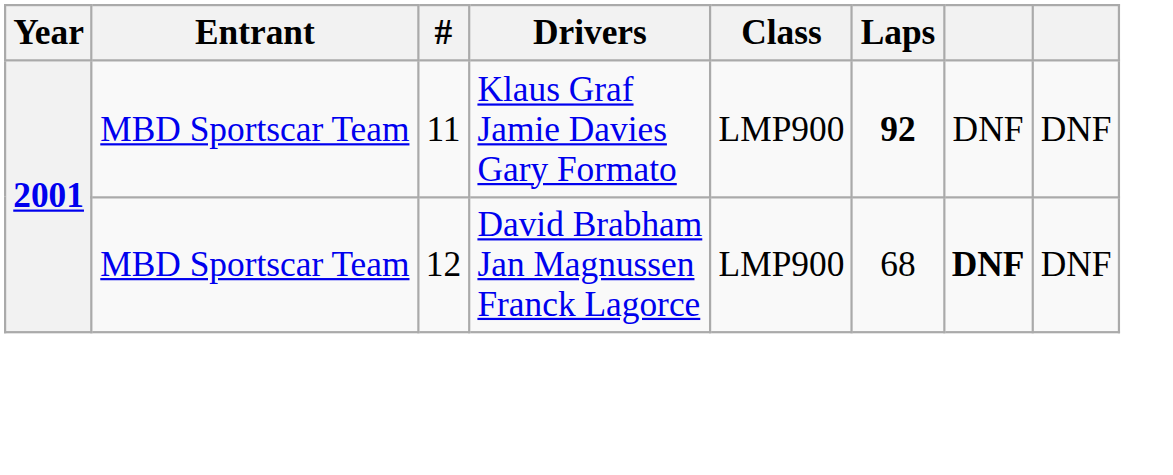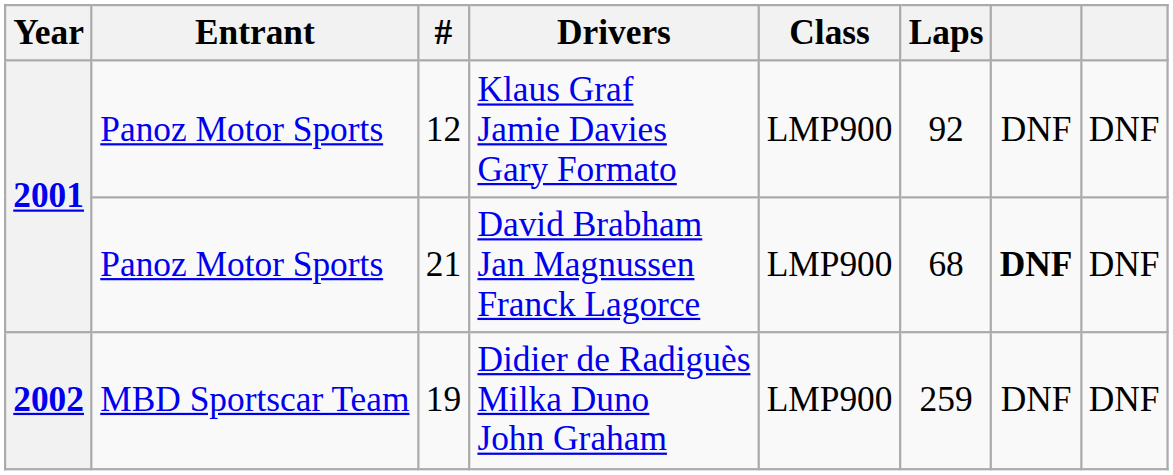(255, 128) MBD Sportscar Team -> (242, 128) Panoz Motor Sports
(443, 128) 11 -> (443, 128) 12
(898, 128) bold -> (946, 128) normal
(255, 264) MBD Sportscar Team -> (242, 264) Panoz Motor Sports
(443, 264) 12 -> (443, 264) 21
+ row: (614, 399)
